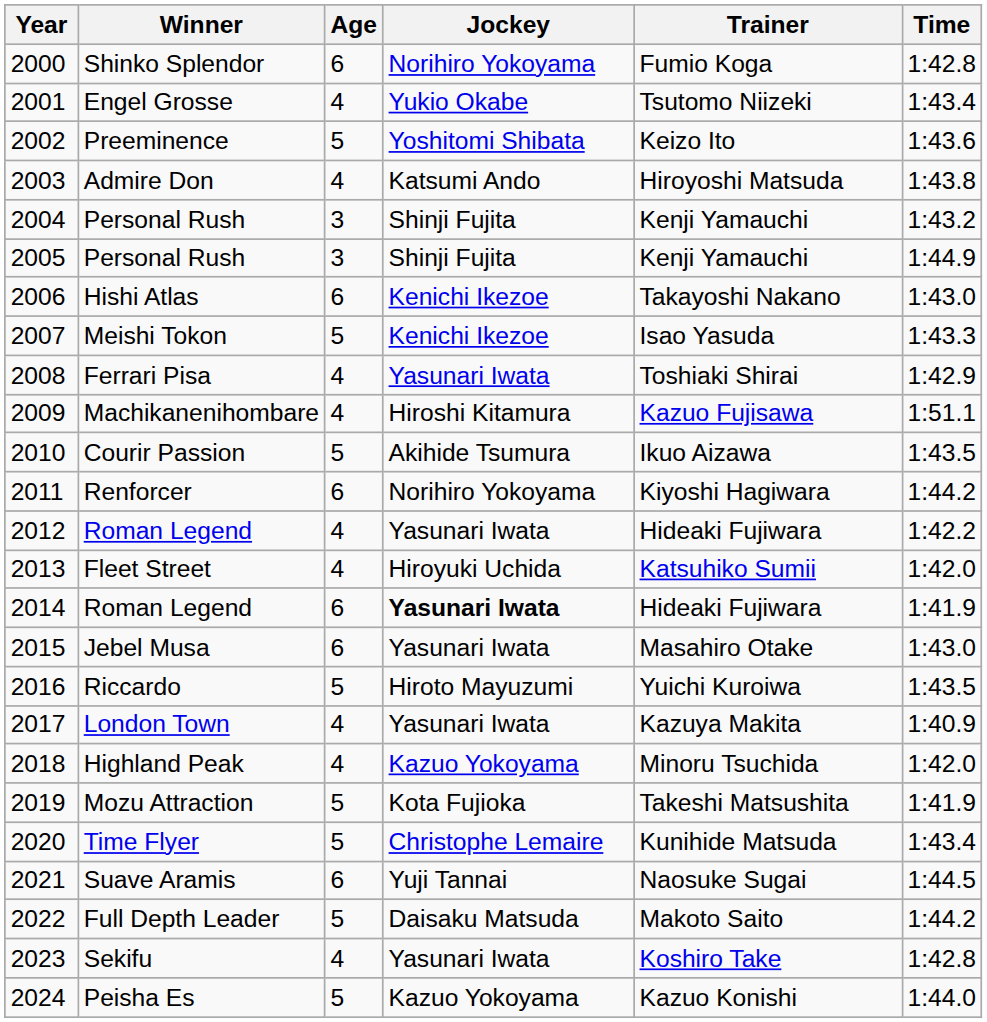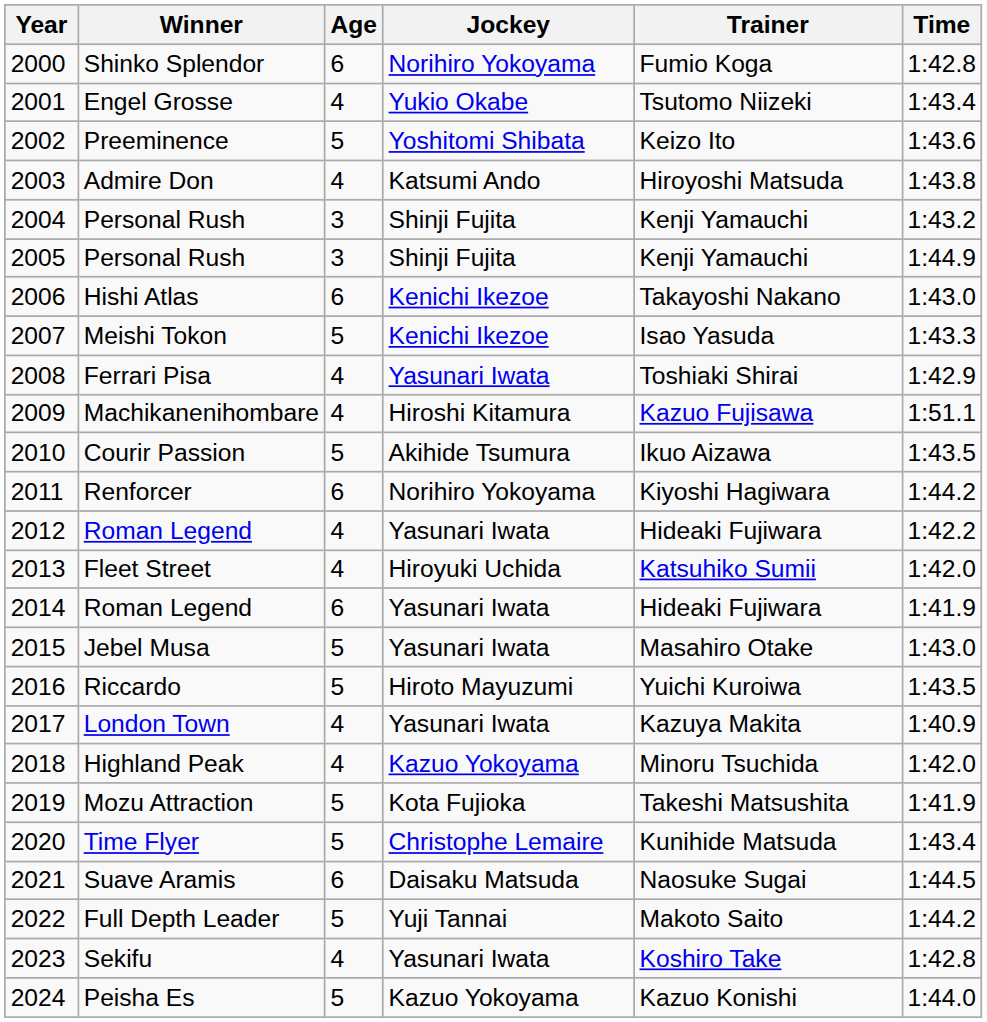(474, 608) bold -> (469, 608) normal
(337, 647) 6 -> (337, 647) 5
(448, 881) Yuji Tannai -> (484, 881) Daisaku Matsuda
(484, 919) Daisaku Matsuda -> (448, 919) Yuji Tannai
